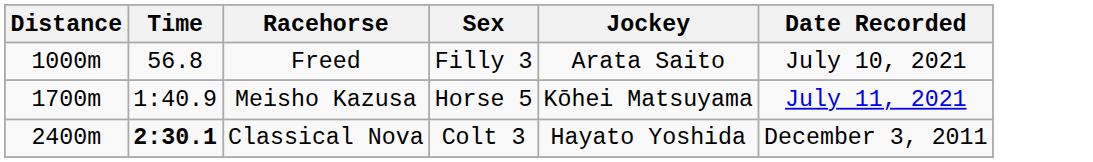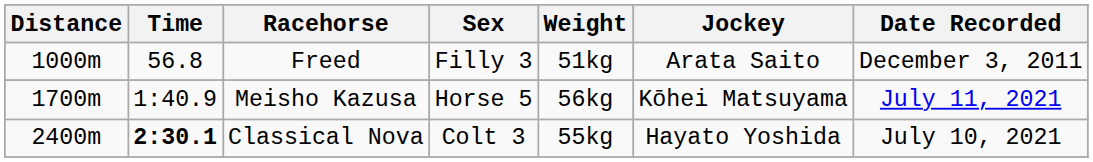+ column: (585, 24)
(876, 62) July 10, 2021 -> (971, 62) December 3, 2011
(876, 138) December 3, 2011 -> (971, 138) July 10, 2021
